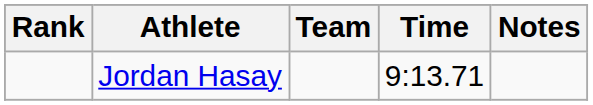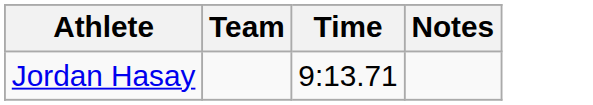- column: (48, 28)
